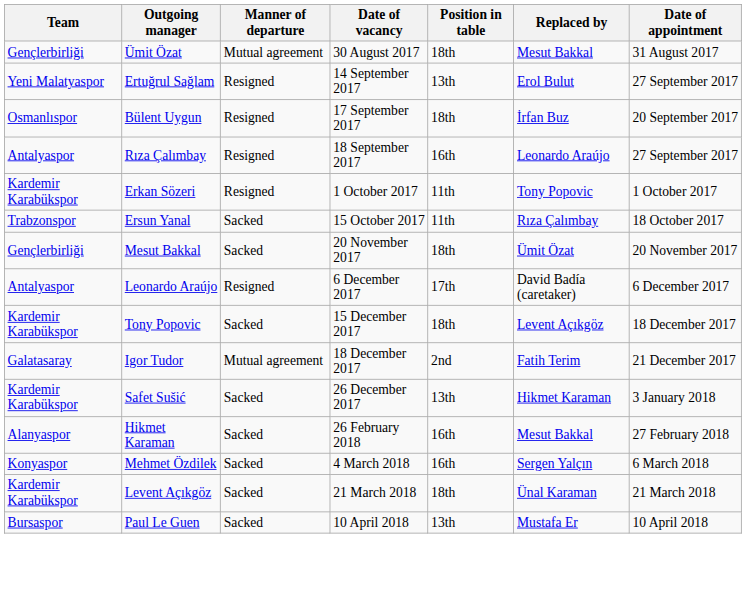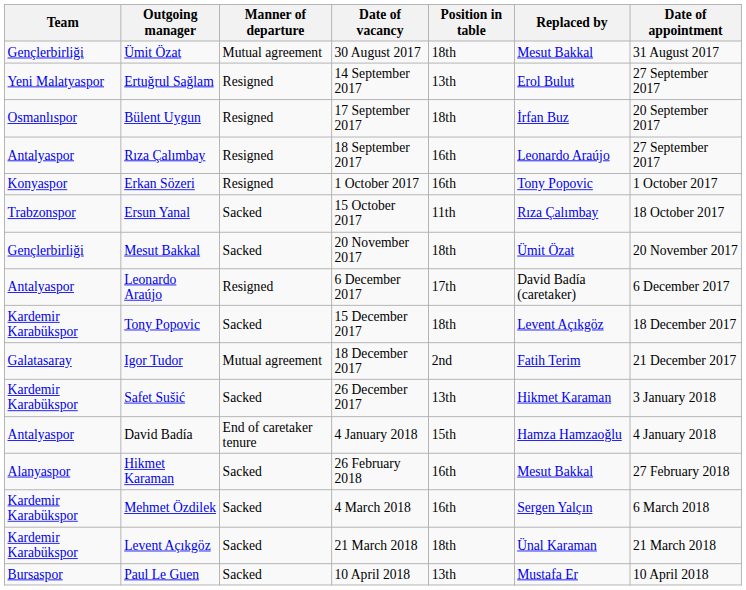(43, 191) Kardemir Karabükspor -> (37, 184) Konyaspor
(443, 191) 11th -> (444, 184) 16th
+ row: (158, 434)
(37, 463) Konyaspor -> (43, 508) Kardemir Karabükspor
